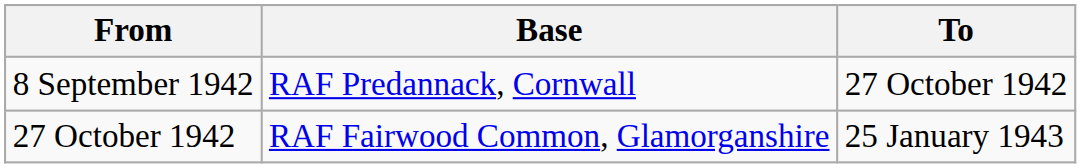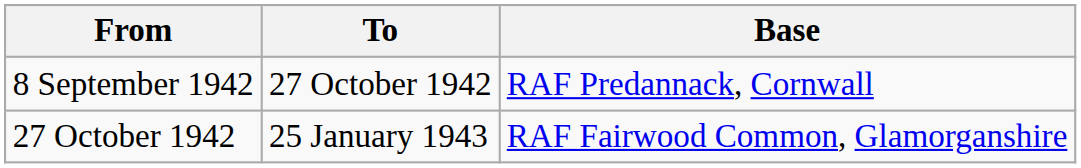columns swapped: (956, 30) <-> (549, 30)
